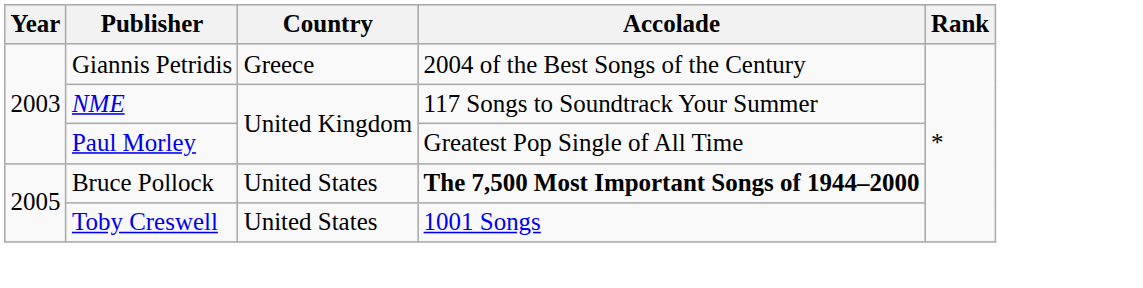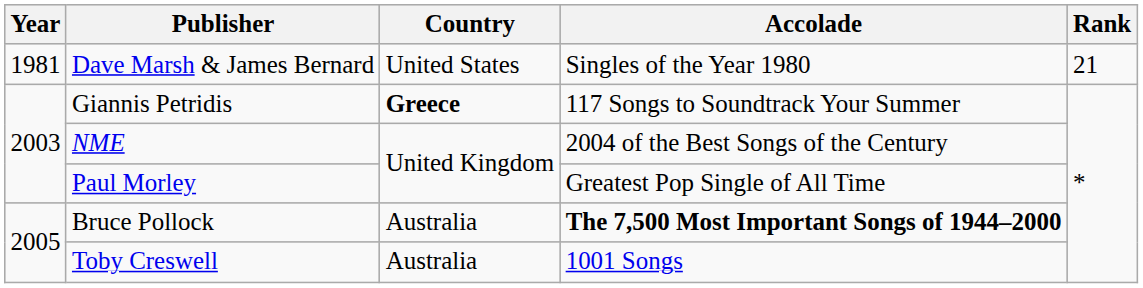+ row: (223, 63)
(279, 63) normal -> (423, 103) bold
(615, 63) 2004 of the Best Songs of the Century -> (763, 103) 117 Songs to Soundtrack Your Summer
(621, 103) 117 Songs to Soundtrack Your Summer -> (757, 143) 2004 of the Best Songs of the Century
(311, 182) United States -> (431, 222) Australia
(311, 222) United States -> (431, 261) Australia
